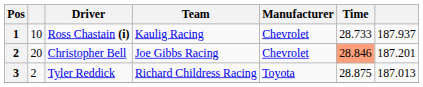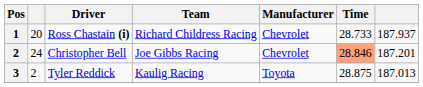(36, 34) 10 -> (36, 34) 20
(169, 34) Kaulig Racing -> (196, 34) Richard Childress Racing
(36, 53) 20 -> (36, 53) 24
(196, 73) Richard Childress Racing -> (169, 73) Kaulig Racing
